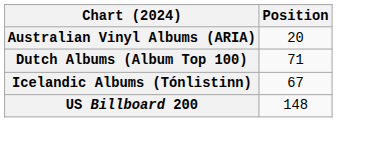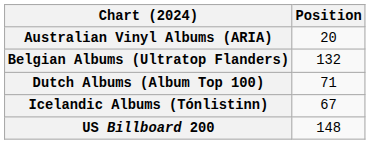+ row: (148, 61)
